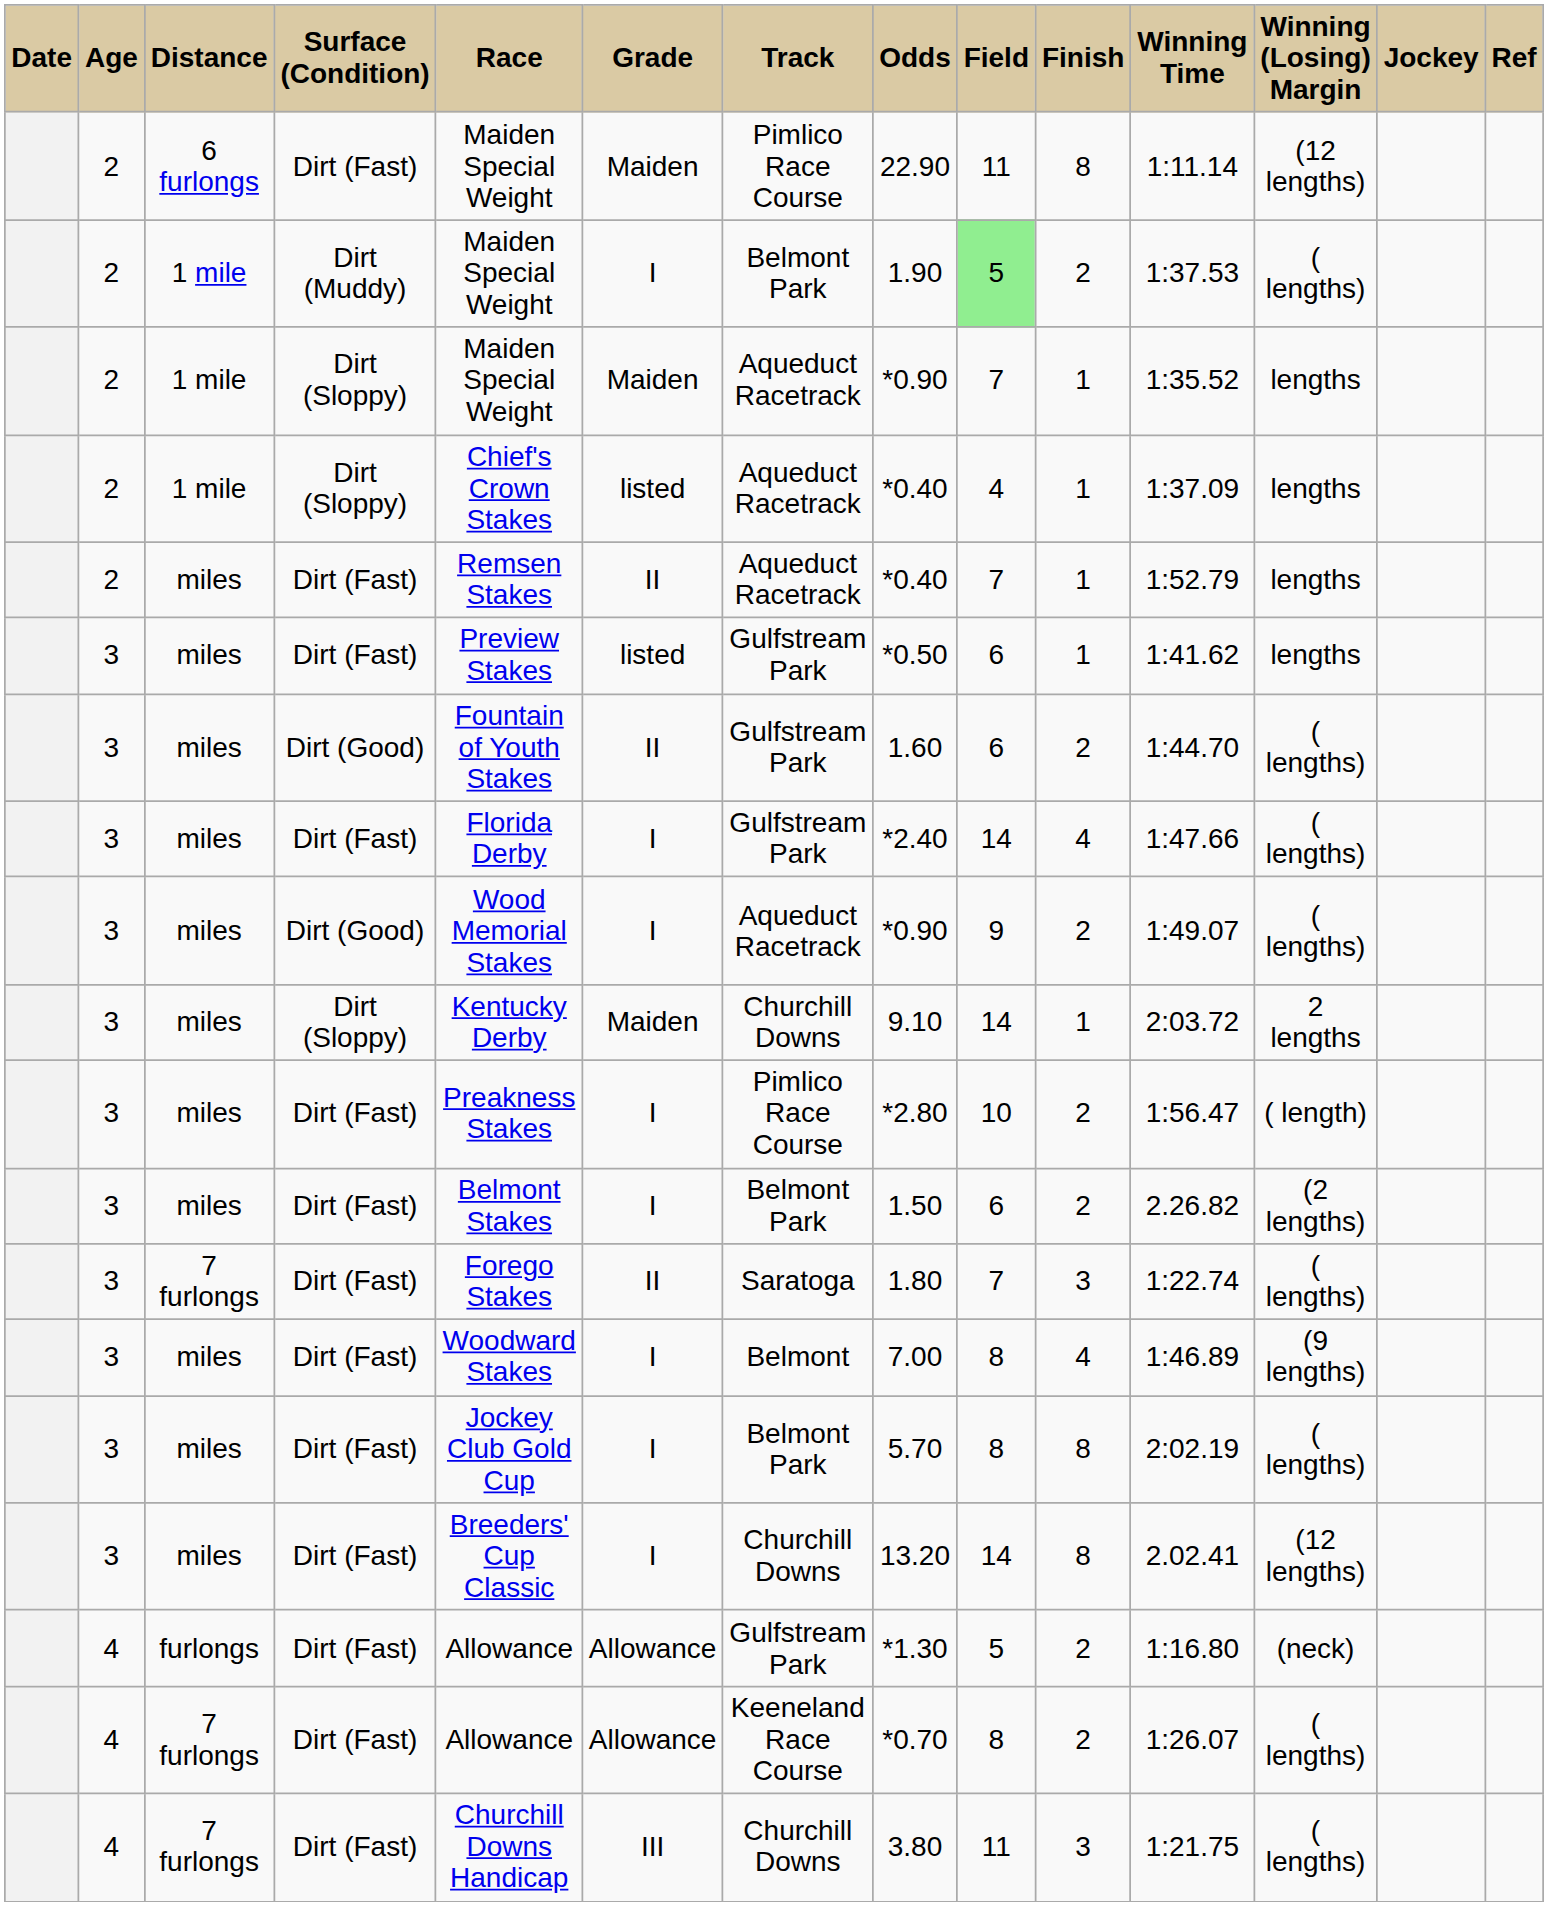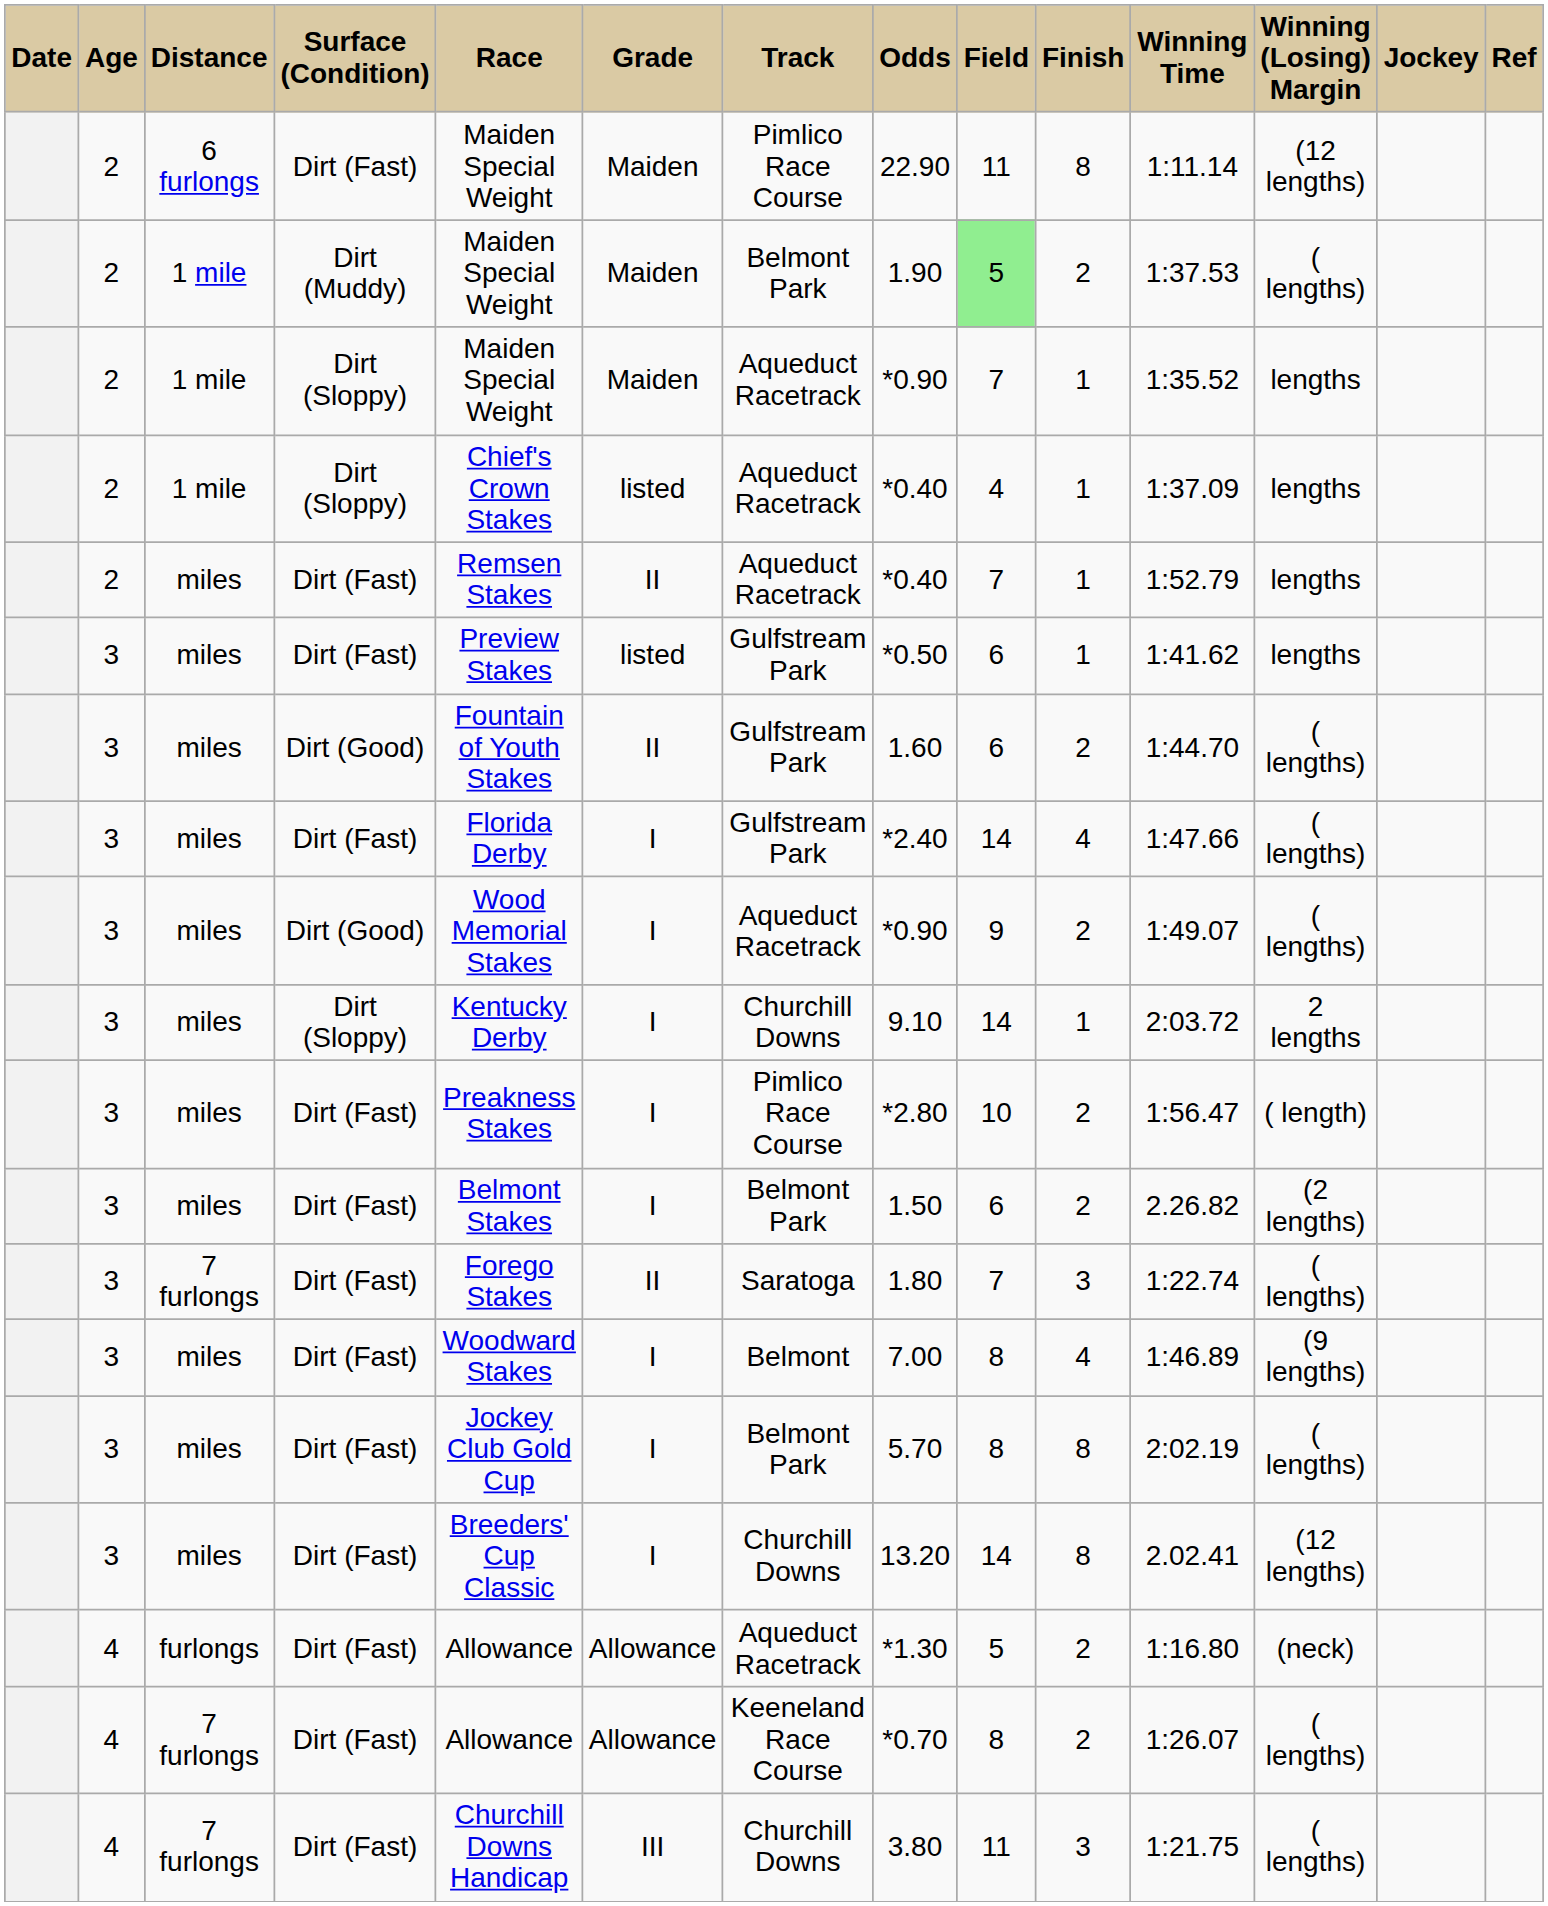(653, 273) I -> (653, 273) Maiden
(653, 1022) Maiden -> (653, 1022) I
(798, 1647) Gulfstream Park -> (798, 1647) Aqueduct Racetrack
